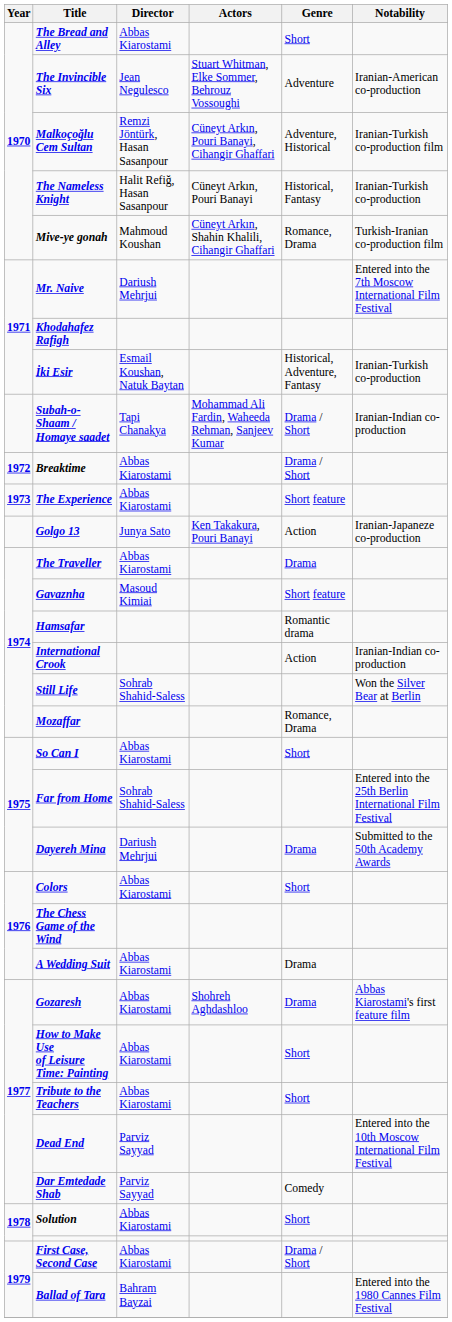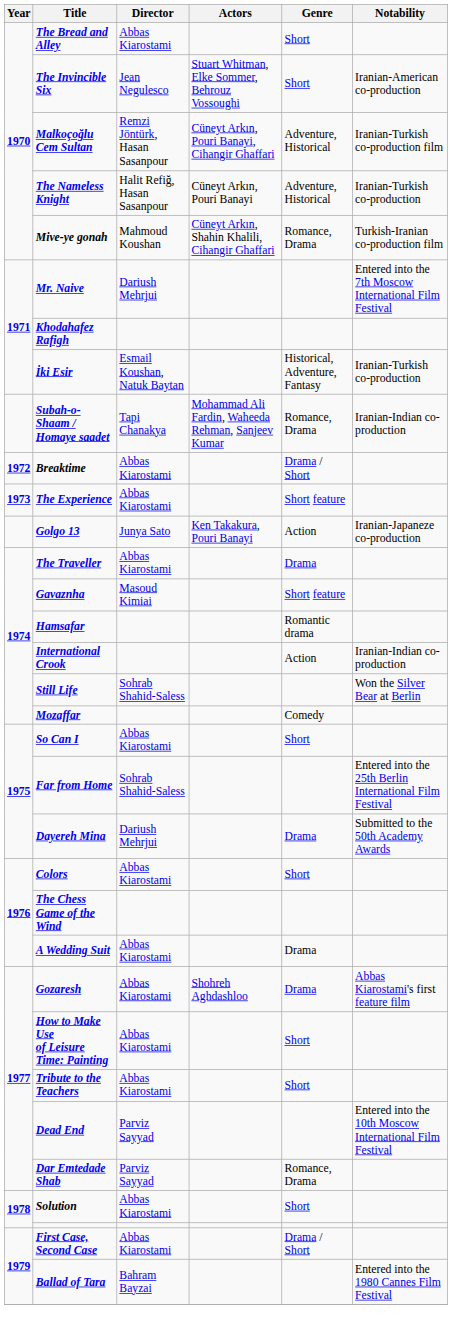(309, 83) Adventure -> (297, 83) Short
(309, 192) Historical, Fantasy -> (311, 192) Adventure, Historical
(304, 423) Drama / Short -> (308, 423) Romance, Drama
(308, 721) Romance, Drama -> (304, 715) Comedy
(304, 1188) Comedy -> (308, 1175) Romance, Drama
